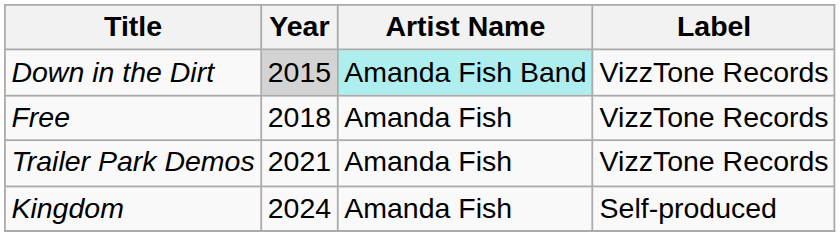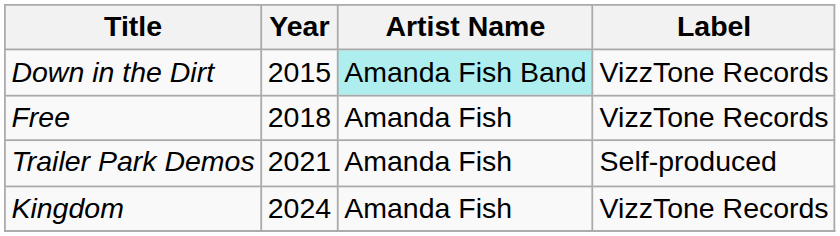(299, 72) lightgrey background -> (299, 72) no background
(714, 162) VizzTone Records -> (688, 162) Self-produced
(688, 207) Self-produced -> (714, 207) VizzTone Records
